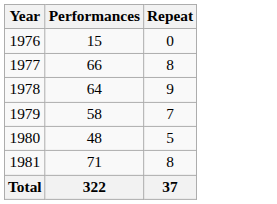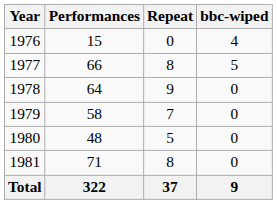+ column: (234, 16)
